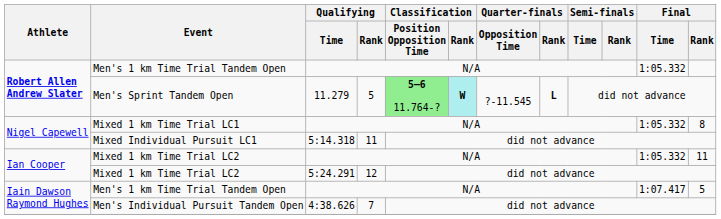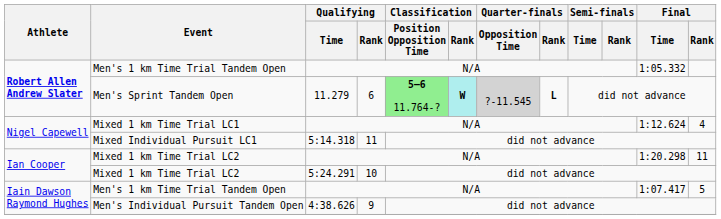(371, 96) 5 -> (371, 96) 6
(508, 102) no background -> (508, 102) lightgrey background
(662, 124) 1:05.332 -> (662, 124) 1:12.624
(702, 124) 8 -> (702, 124) 4
(662, 157) 1:05.332 -> (662, 157) 1:20.298
(371, 173) 12 -> (371, 173) 10
(371, 206) 7 -> (371, 206) 9
